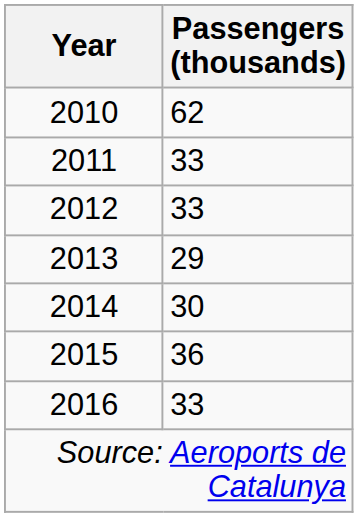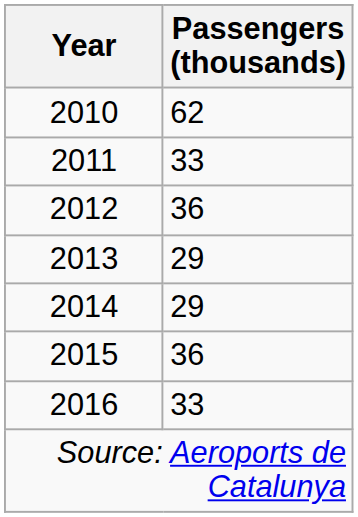(187, 209) 33 -> (187, 209) 36
(187, 307) 30 -> (187, 307) 29
